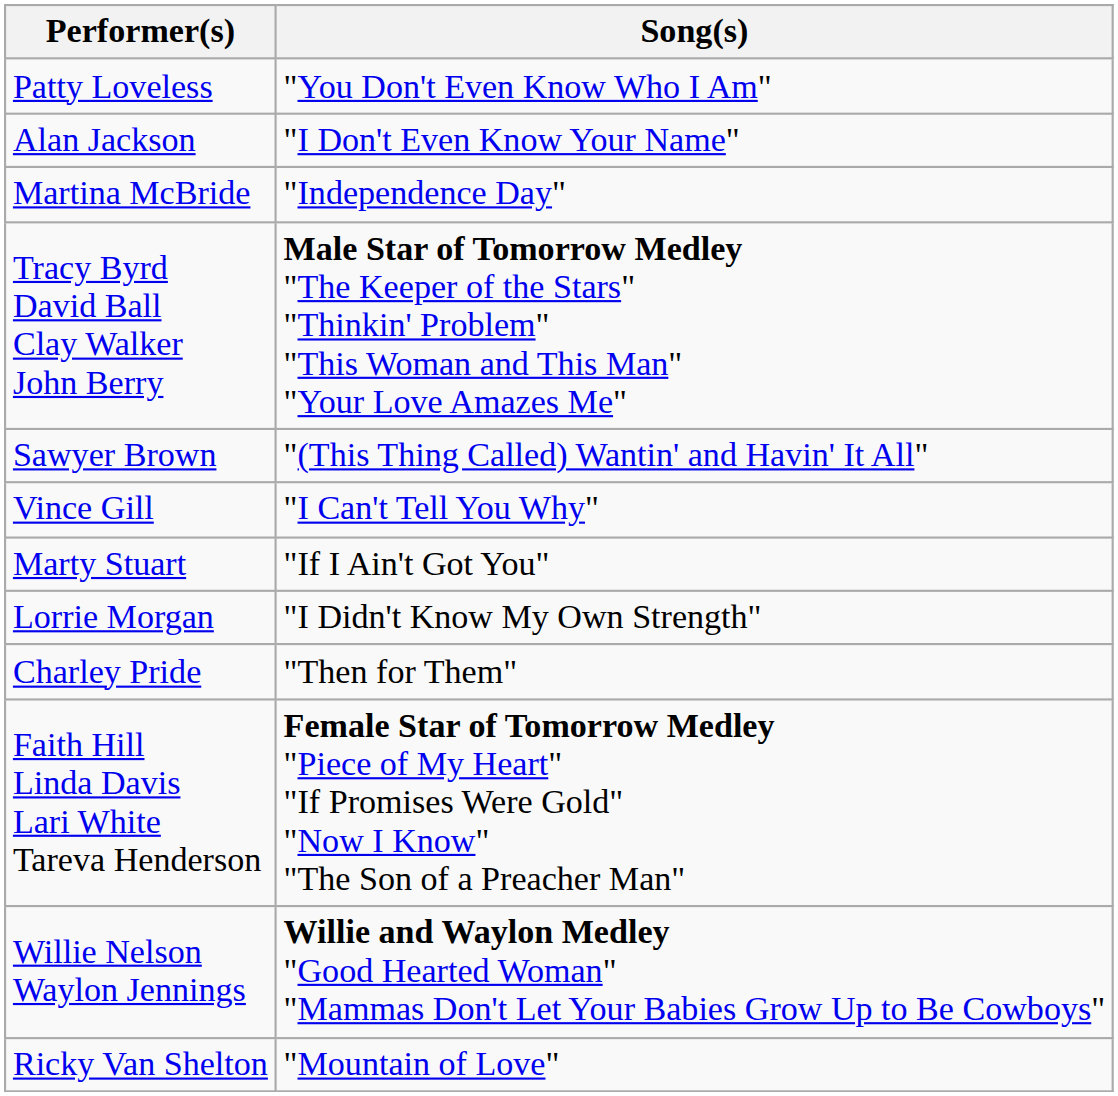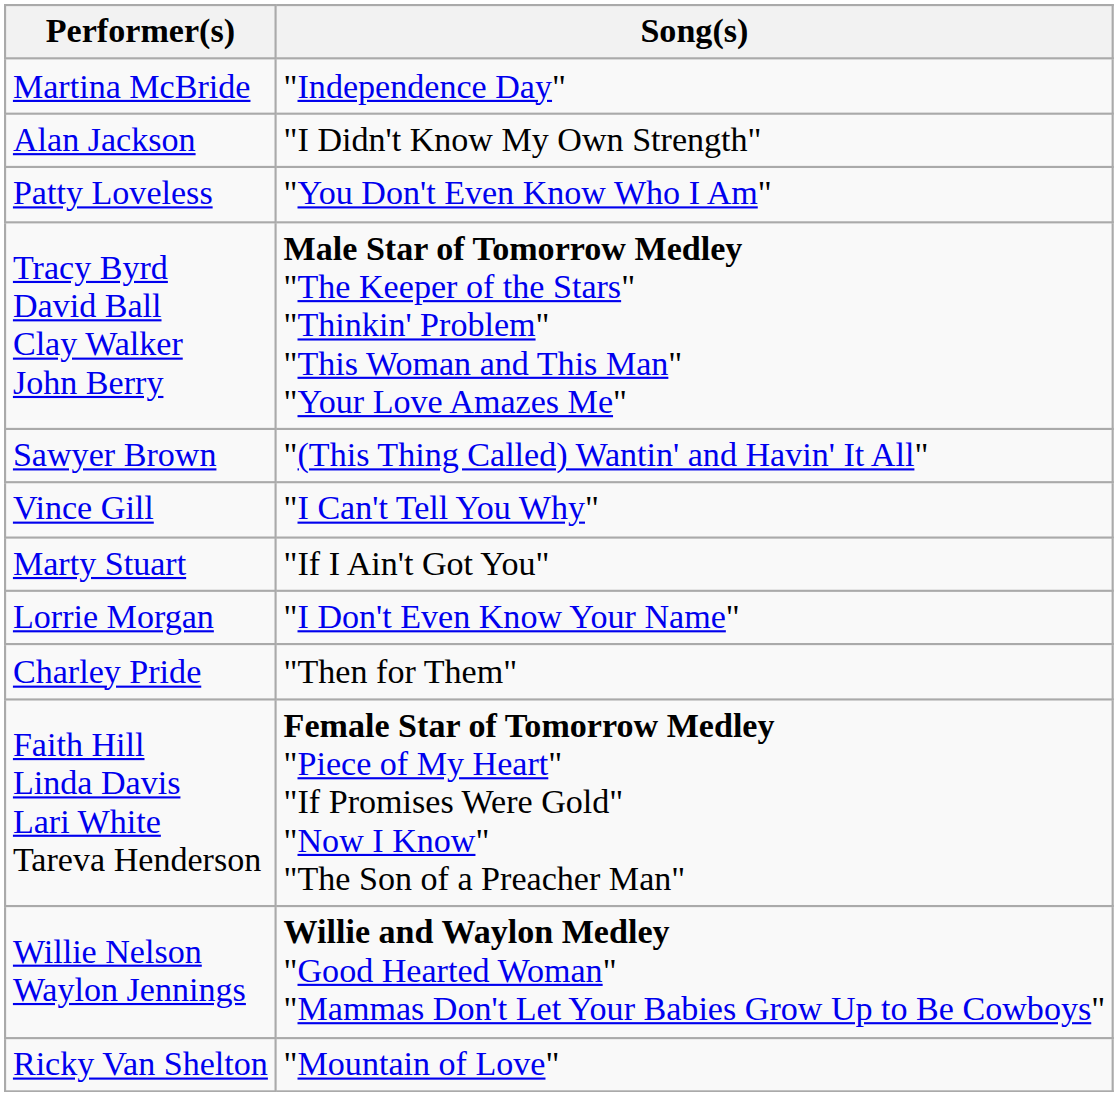rows swapped: (132, 193) <-> (113, 85)
(512, 139) "I Don't Even Know Your Name" -> (523, 139) "I Didn't Know My Own Strength"
(523, 617) "I Didn't Know My Own Strength" -> (512, 617) "I Don't Even Know Your Name"
